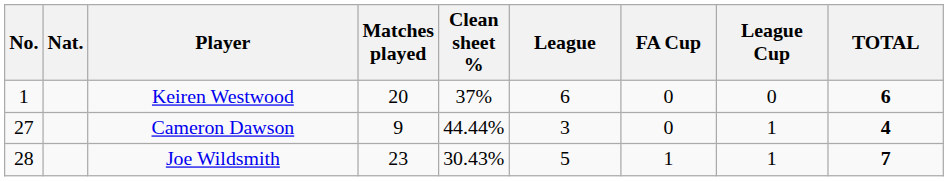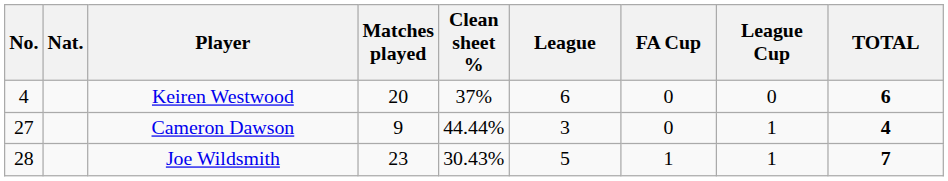(24, 96) 1 -> (24, 96) 4
